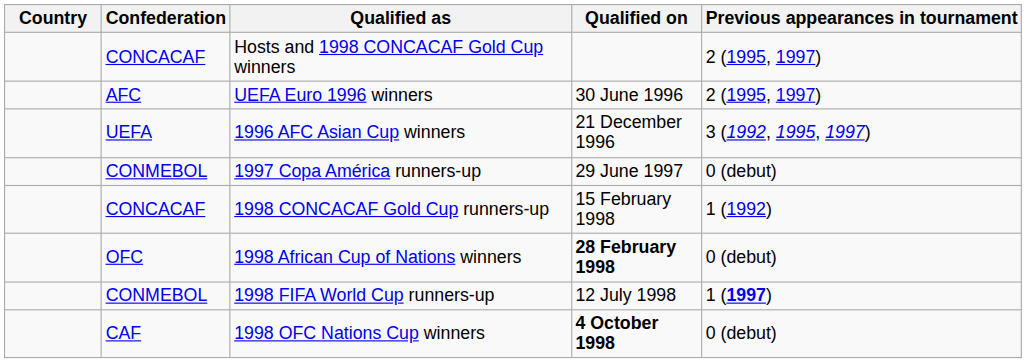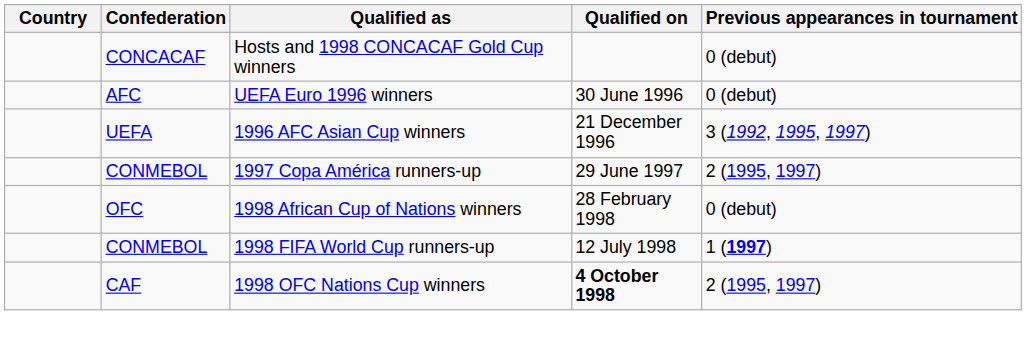(763, 56) 2 (1995, 1997) -> (741, 56) 0 (debut)
(763, 94) 2 (1995, 1997) -> (741, 94) 0 (debut)
(741, 171) 0 (debut) -> (763, 171) 2 (1995, 1997)
- row: (392, 209)
(626, 257) bold -> (623, 209) normal
(741, 333) 0 (debut) -> (763, 285) 2 (1995, 1997)
